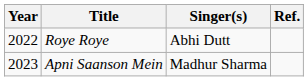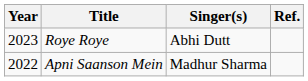(23, 40) 2022 -> (23, 40) 2023
(23, 64) 2023 -> (23, 64) 2022
